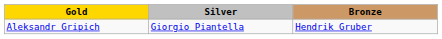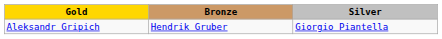columns swapped: (221, 12) <-> (365, 12)
